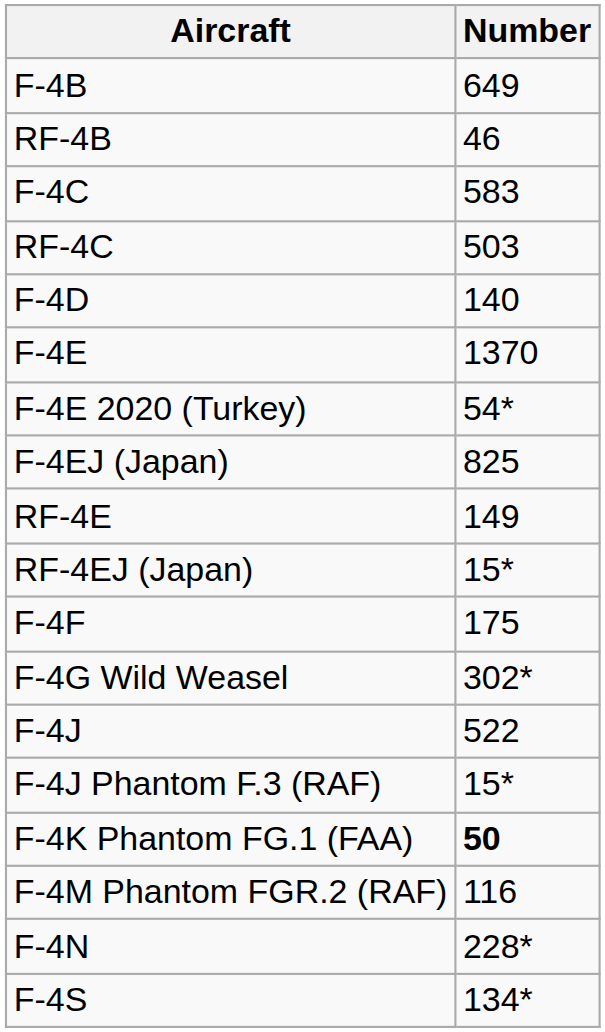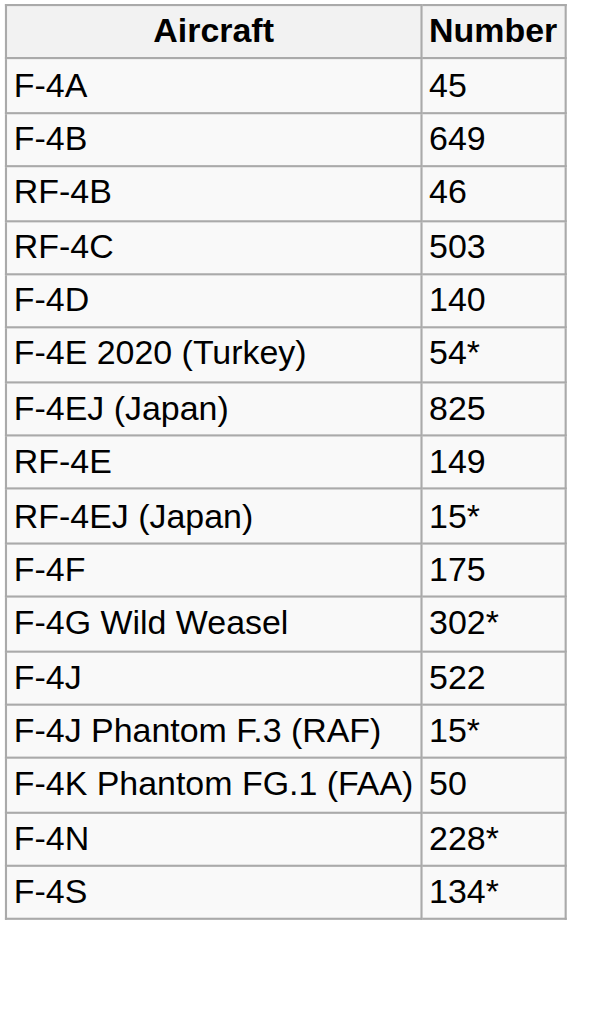+ row: (51, 85)
- row: (51, 192)
- row: (51, 354)
(482, 838) bold -> (448, 784) normal
- row: (231, 892)
